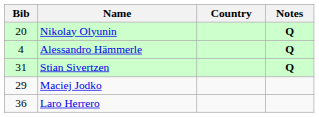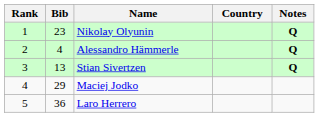+ column: (25, 13)
(21, 31) 20 -> (60, 31) 23
(21, 67) 31 -> (60, 67) 13
